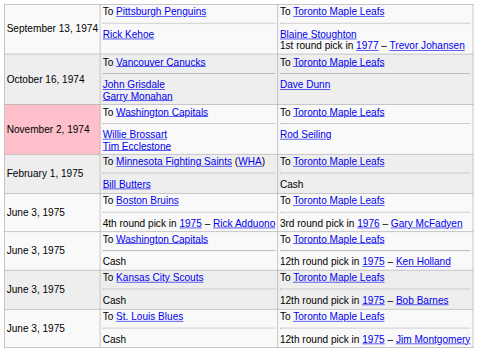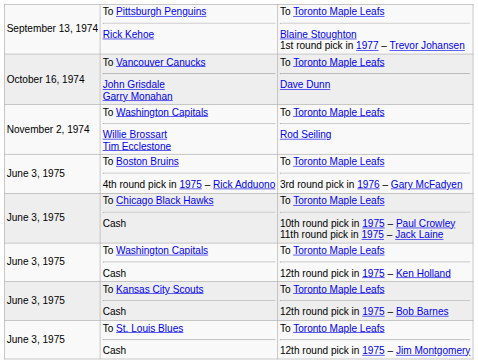(48, 129) pink background -> (48, 129) no background
- row: (189, 173)
+ row: (189, 212)
